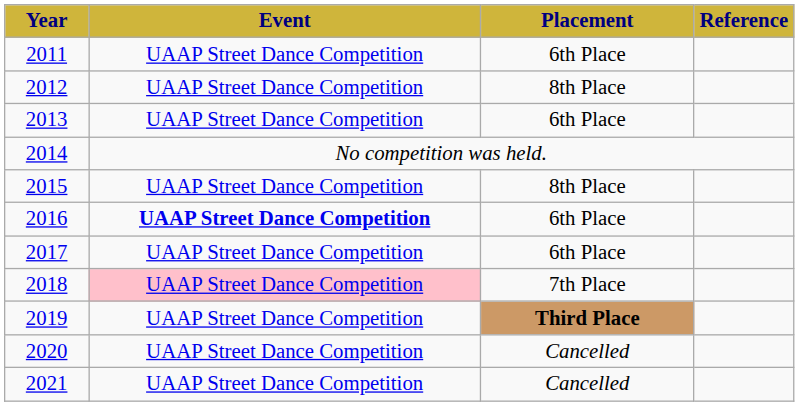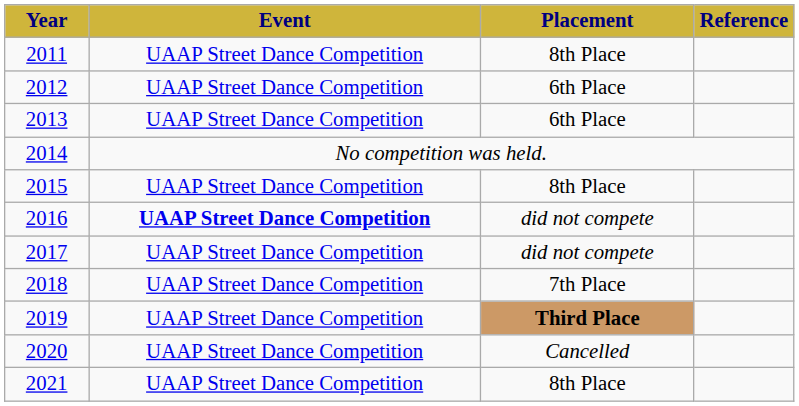(587, 53) 6th Place -> (587, 53) 8th Place
(587, 86) 8th Place -> (587, 86) 6th Place
(587, 218) 6th Place -> (587, 218) did not compete
(587, 251) 6th Place -> (587, 251) did not compete
(285, 284) pink background -> (285, 284) no background
(587, 383) Cancelled -> (587, 383) 8th Place
